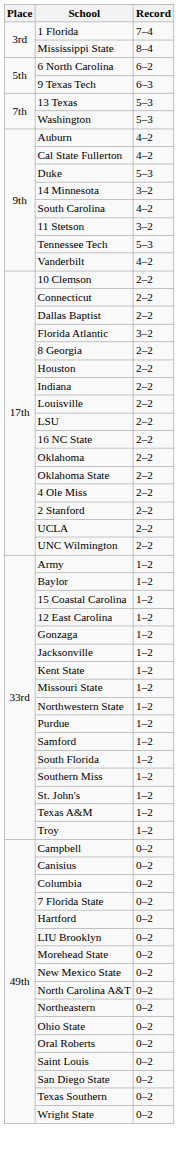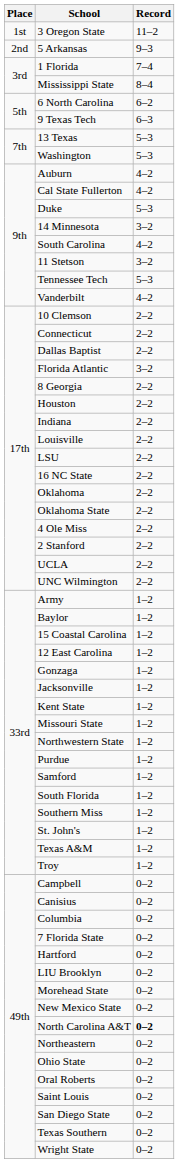+ row: (71, 31)
+ row: (62, 48)
(144, 990) normal -> (144, 1025) bold
